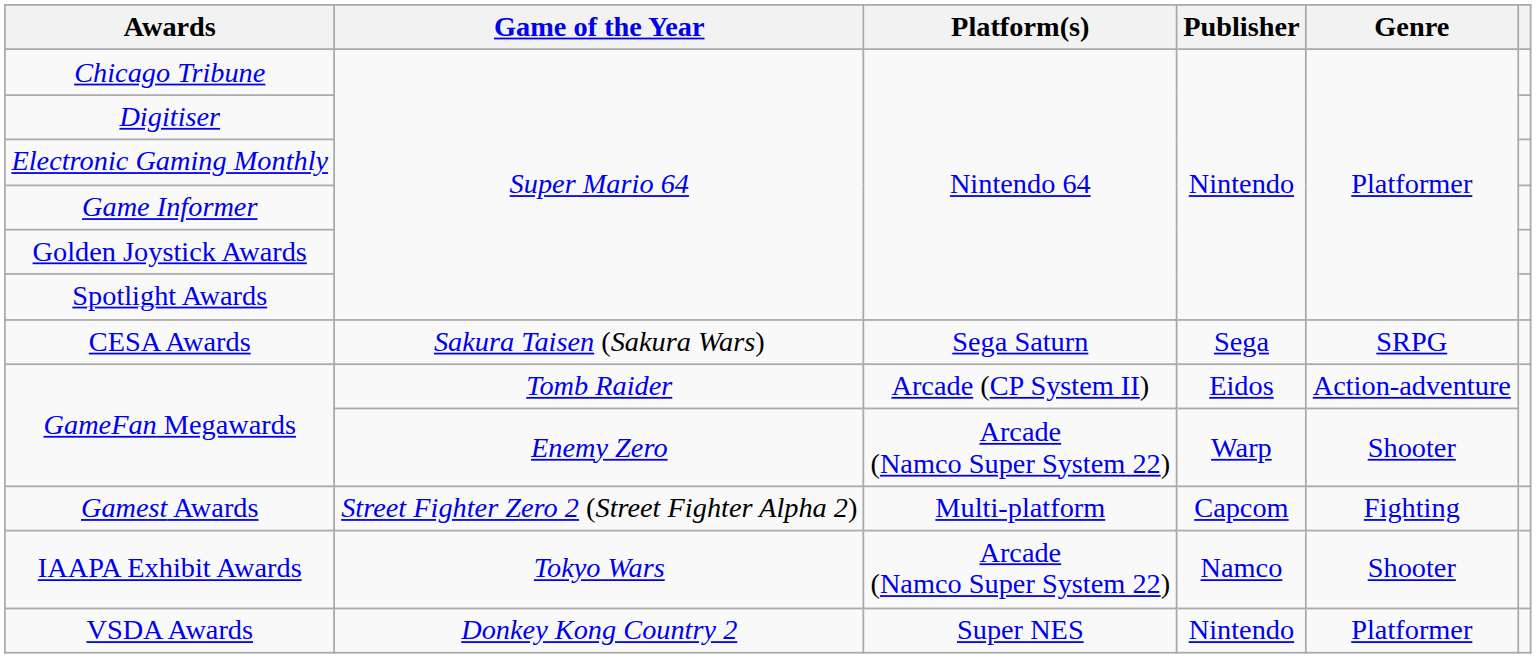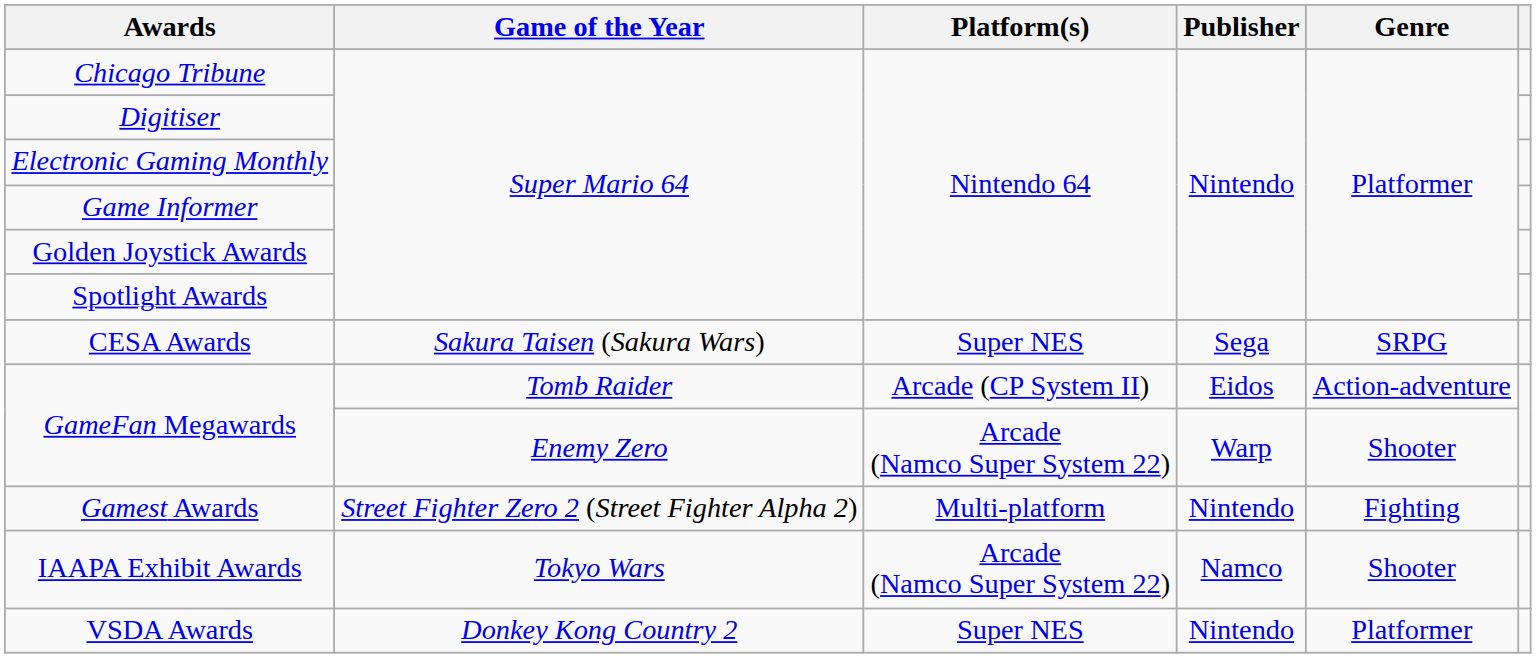(1020, 341) Sega Saturn -> (1020, 341) Super NES
(1241, 507) Capcom -> (1241, 507) Nintendo
